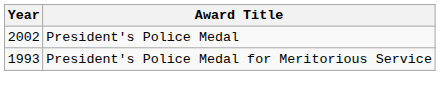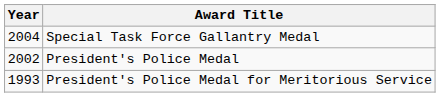+ row: (183, 37)
